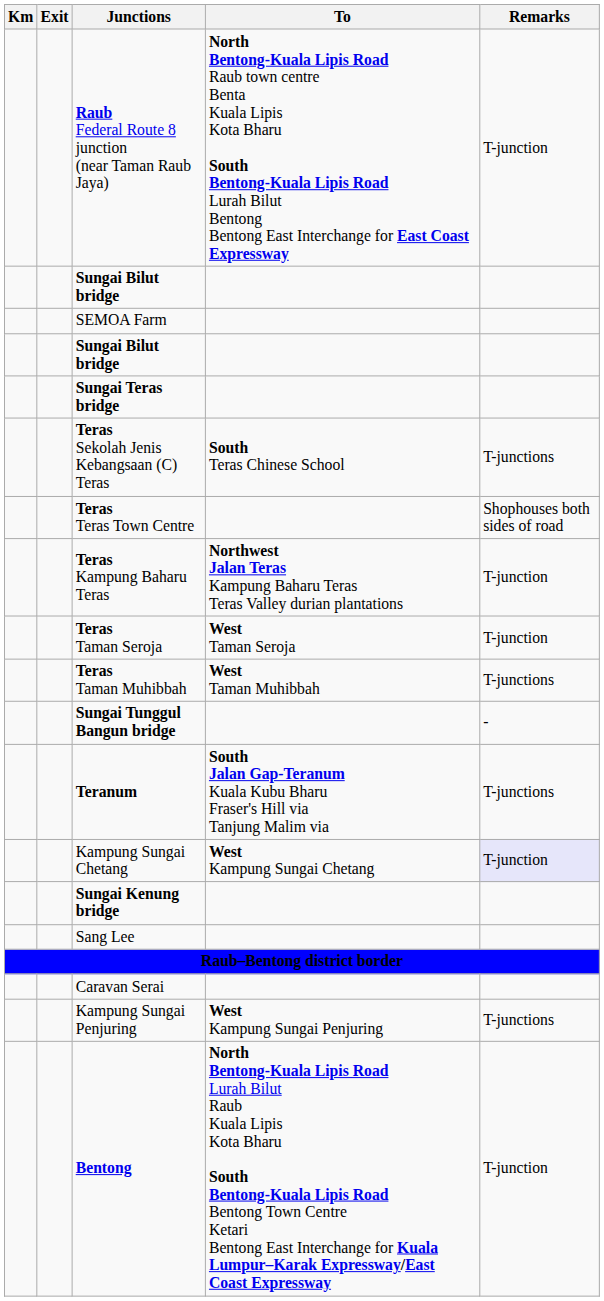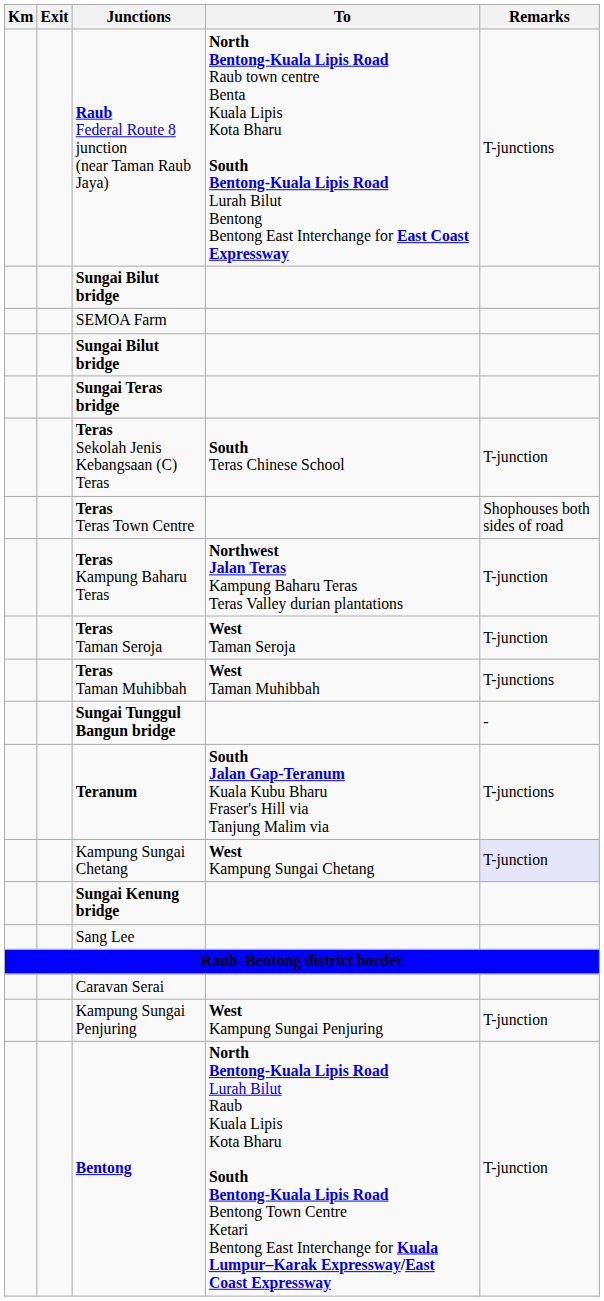(516, 147) T-junction -> (519, 147) T-junctions
(519, 457) T-junctions -> (516, 457) T-junction
(519, 1020) T-junctions -> (516, 1020) T-junction
